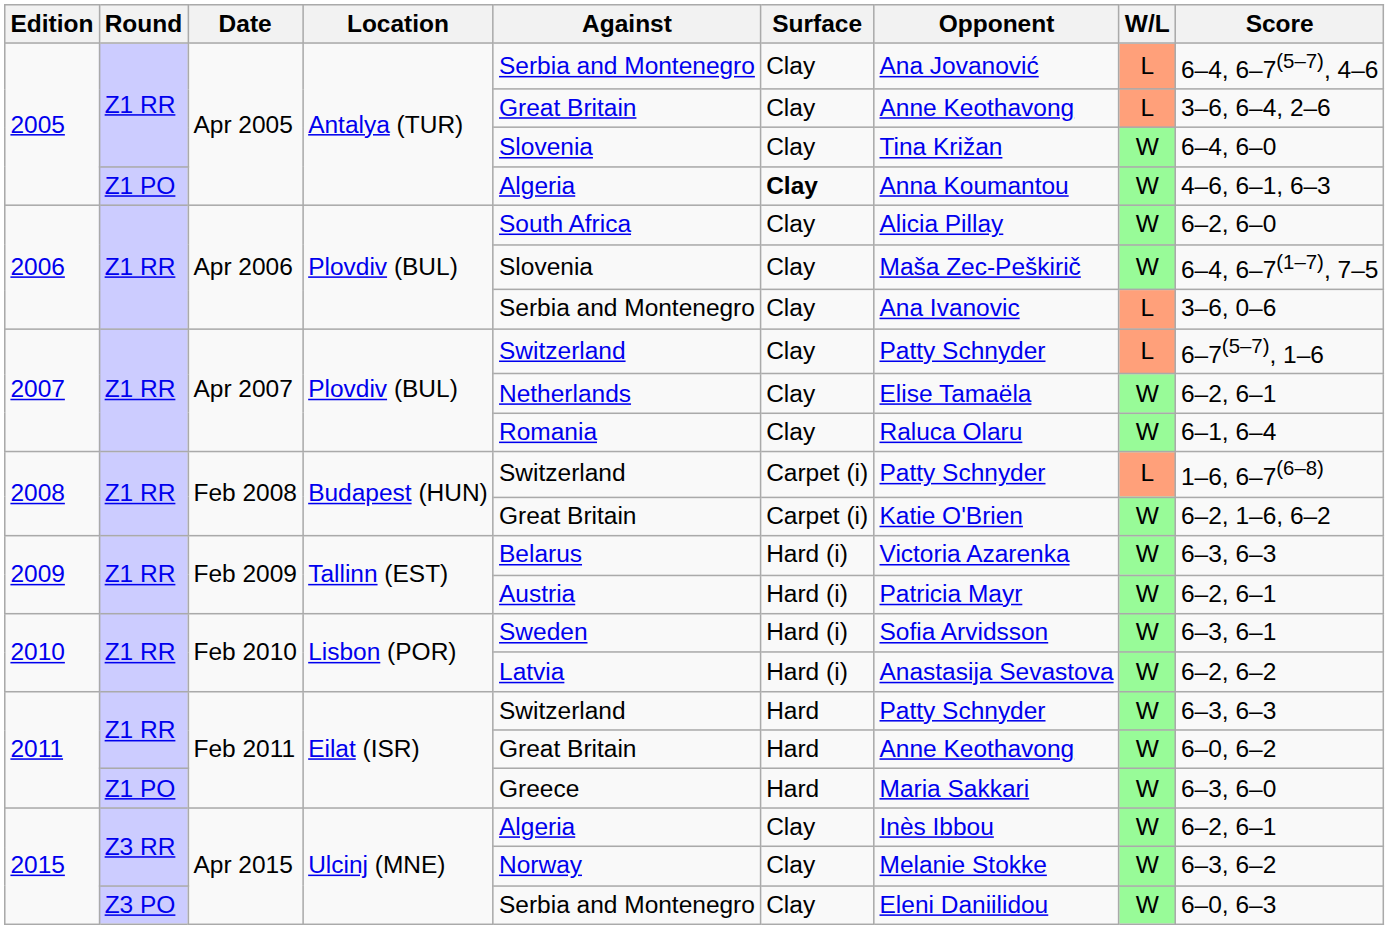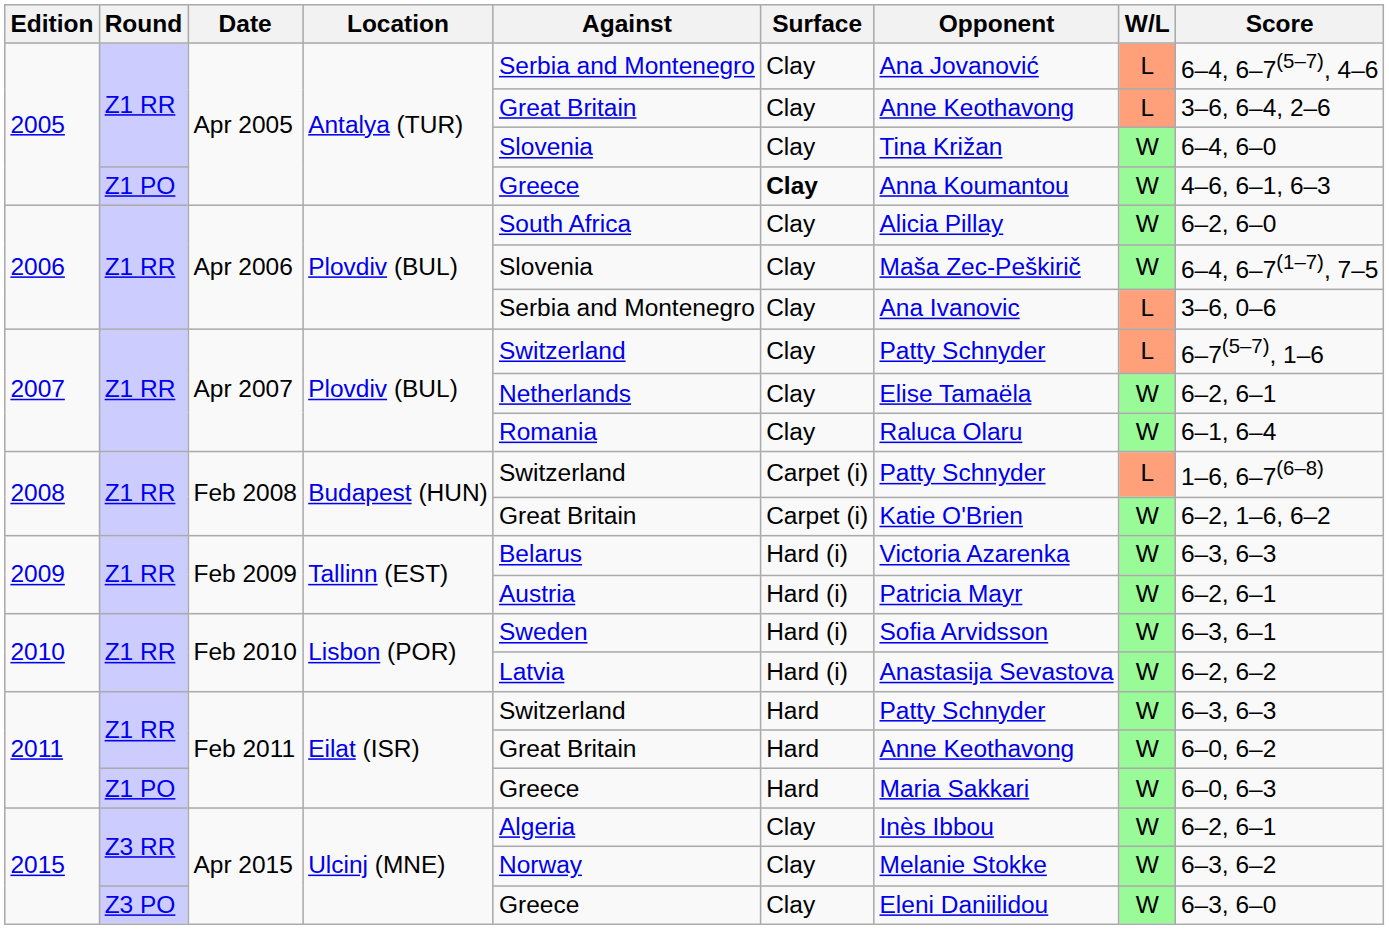(537, 185) Algeria -> (539, 185) Greece
(1229, 788) 6–3, 6–0 -> (1229, 788) 6–0, 6–3
(627, 904) Serbia and Montenegro -> (539, 904) Greece
(1229, 904) 6–0, 6–3 -> (1229, 904) 6–3, 6–0
